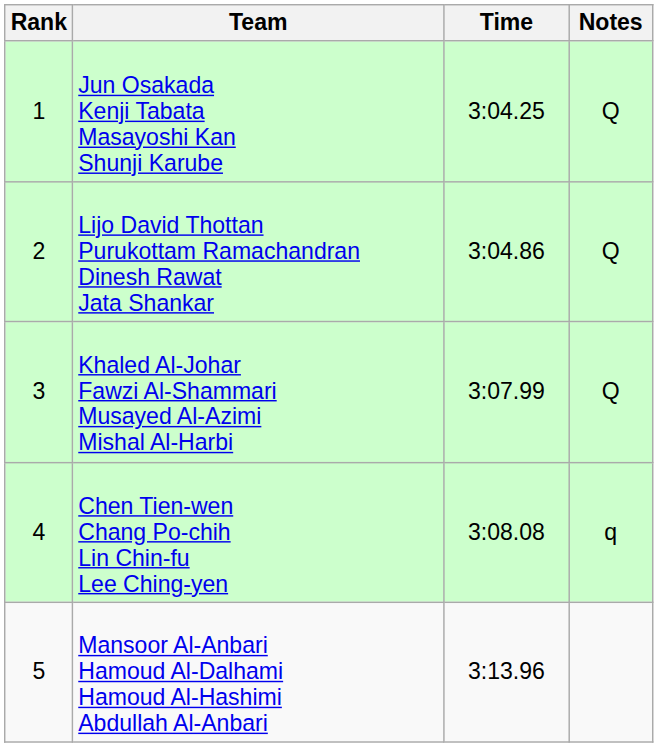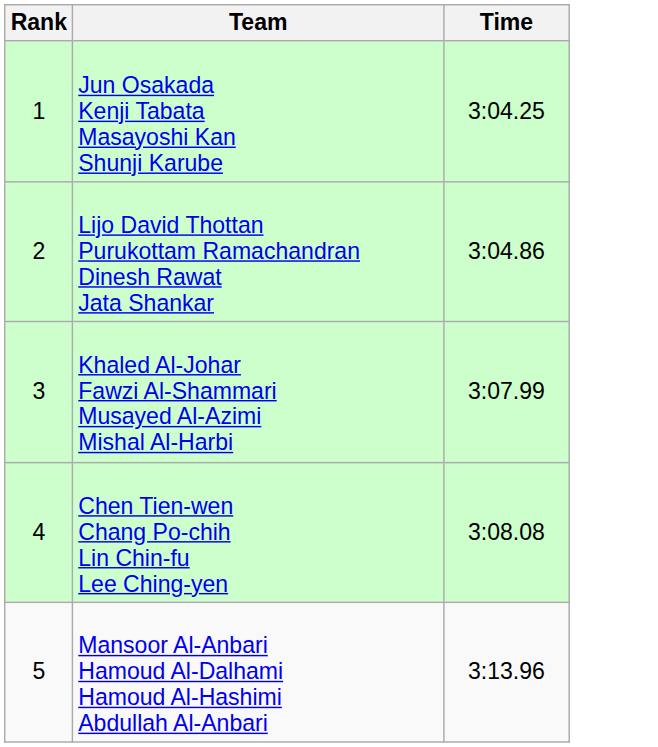- column: (611, 22)
